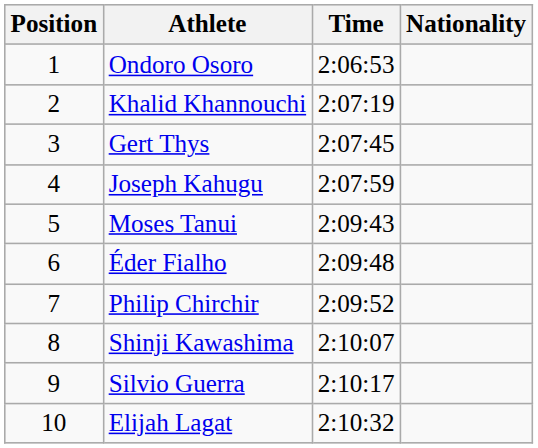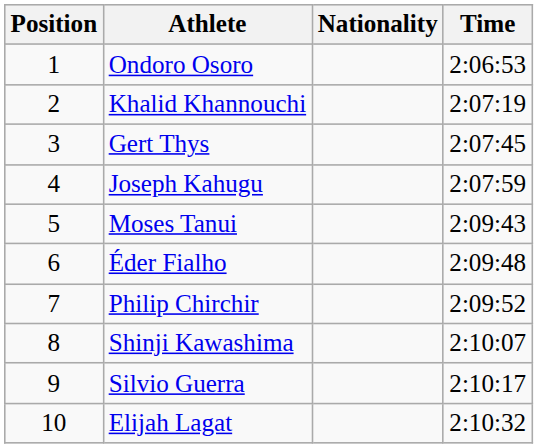columns swapped: (466, 24) <-> (356, 24)
